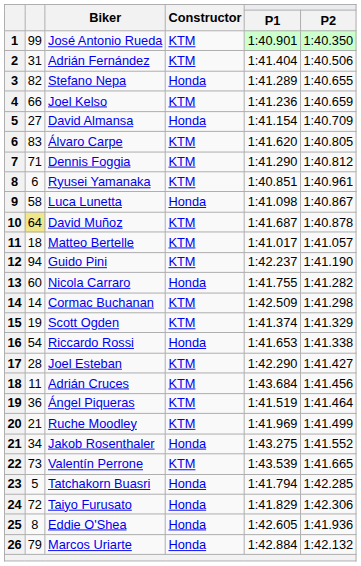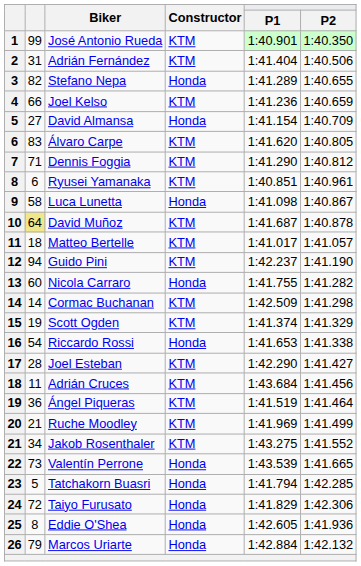(187, 443) Honda -> (182, 443) KTM
(182, 464) KTM -> (187, 464) Honda
